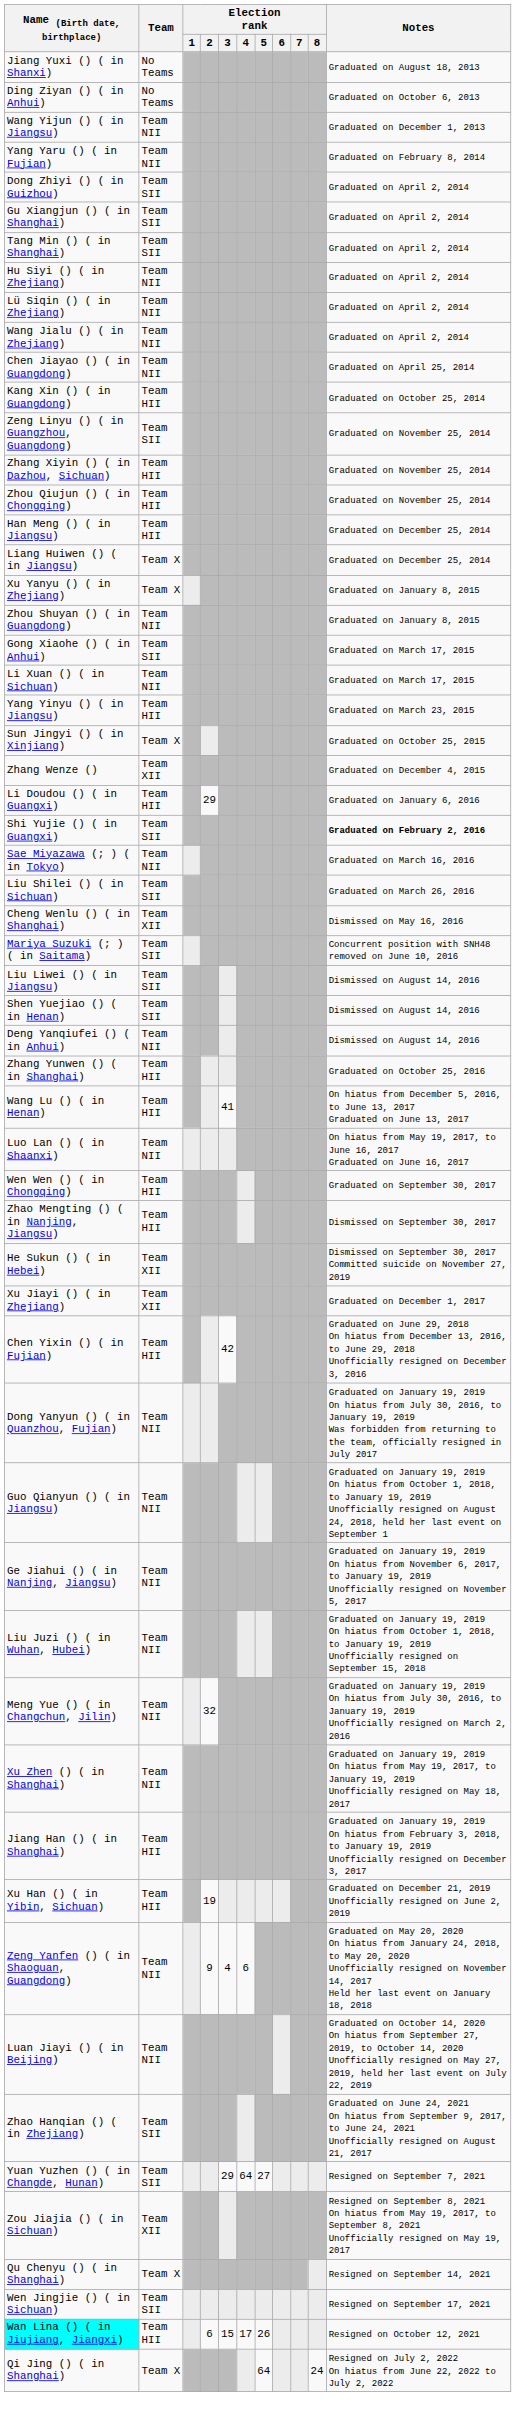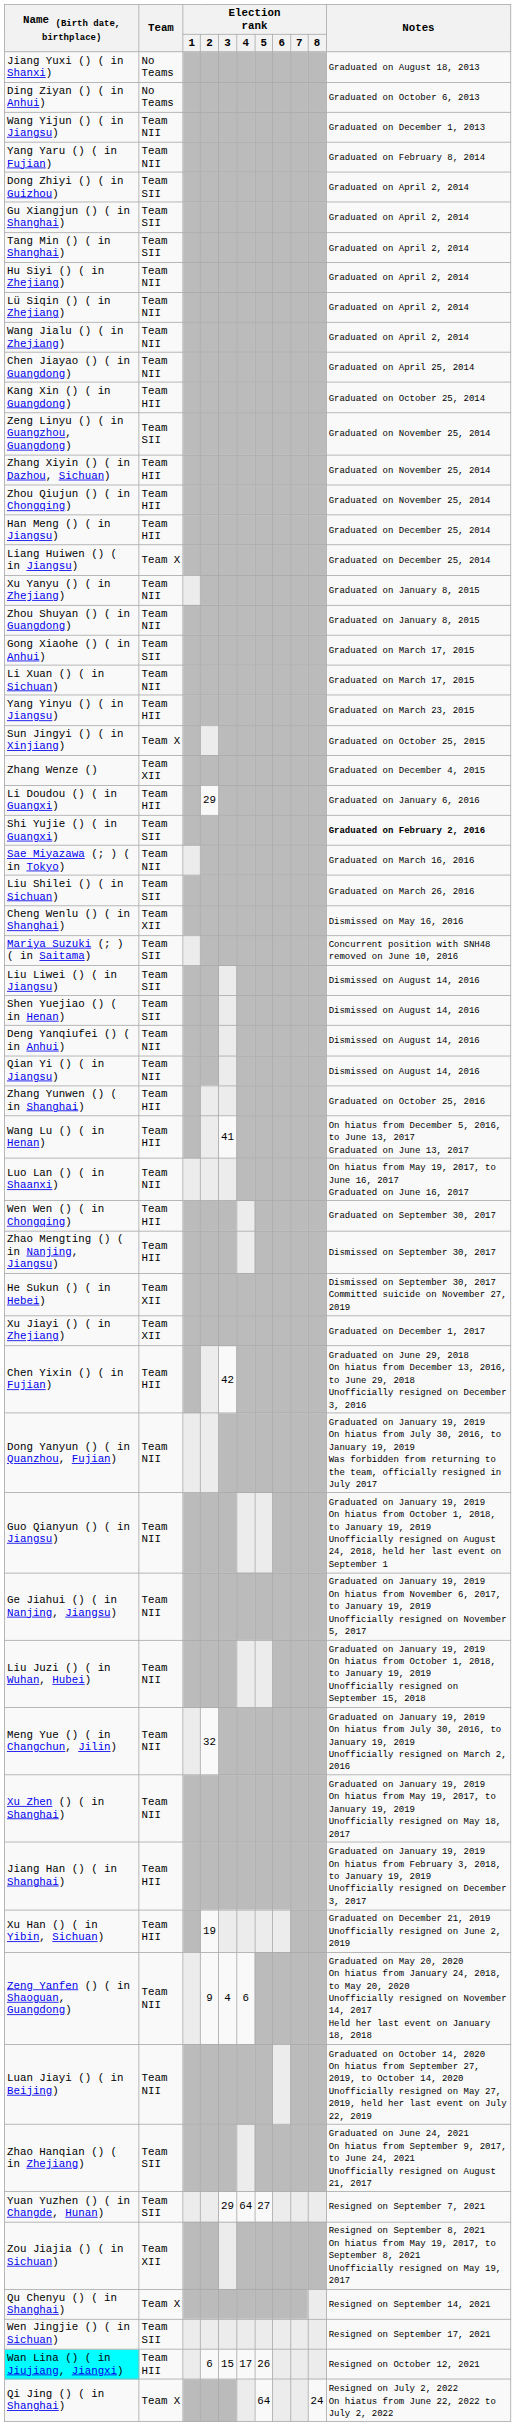(161, 590) Team X -> (154, 590) Team NII
+ row: (56, 1071)
